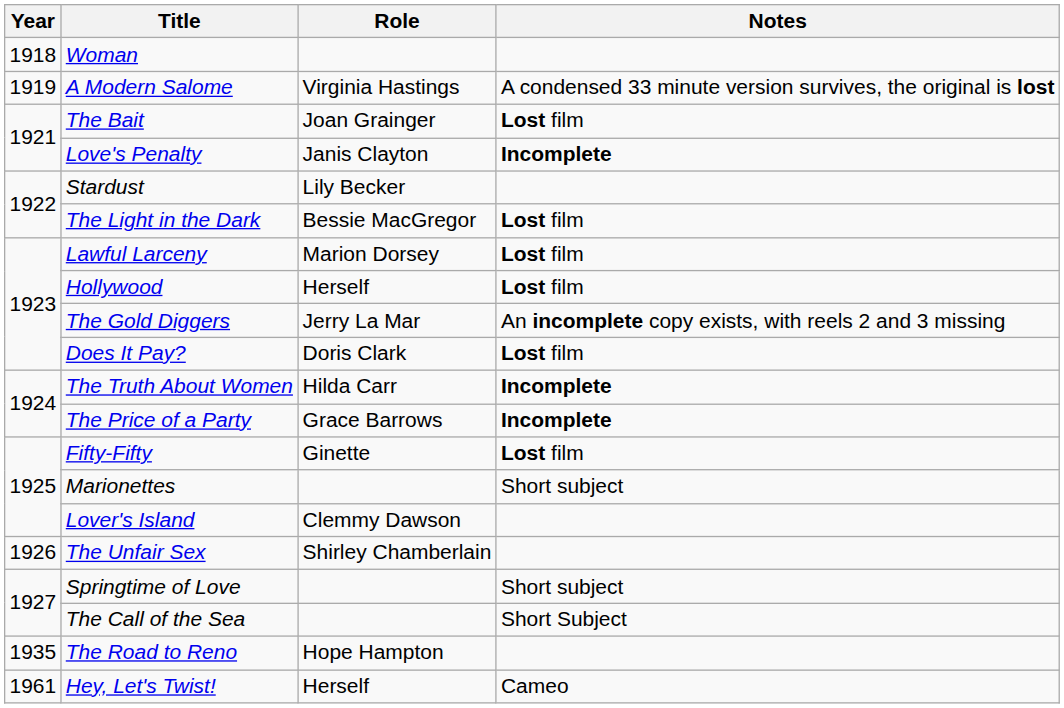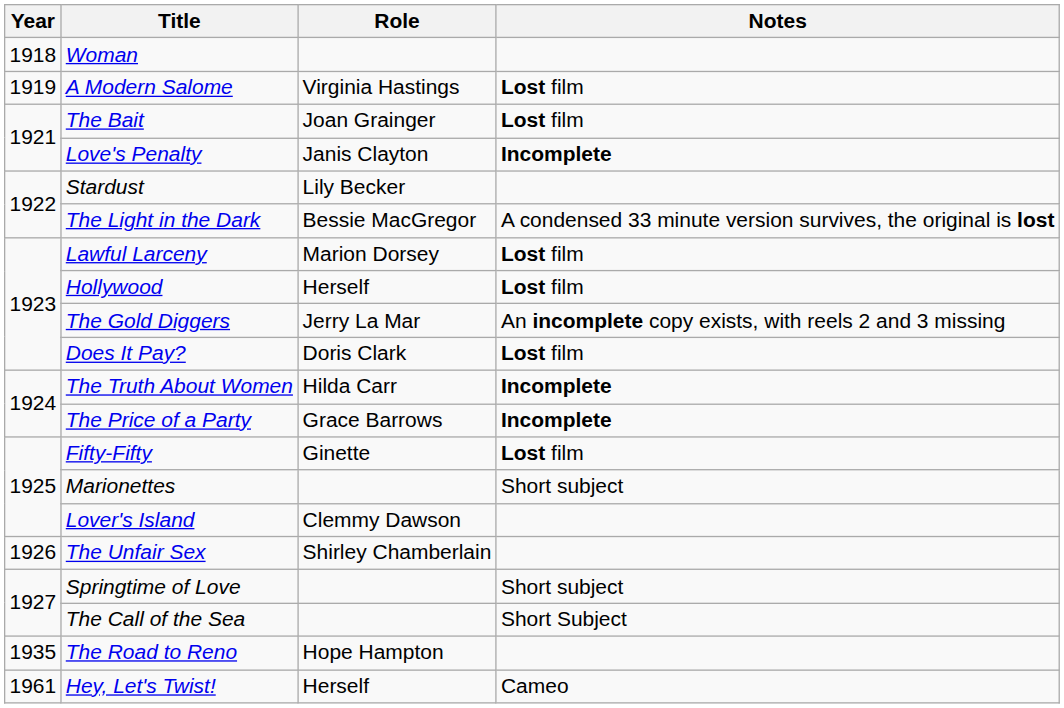(778, 87) A condensed 33 minute version survives, the original is lost -> (542, 87) Lost film
(542, 220) Lost film -> (778, 220) A condensed 33 minute version survives, the original is lost
